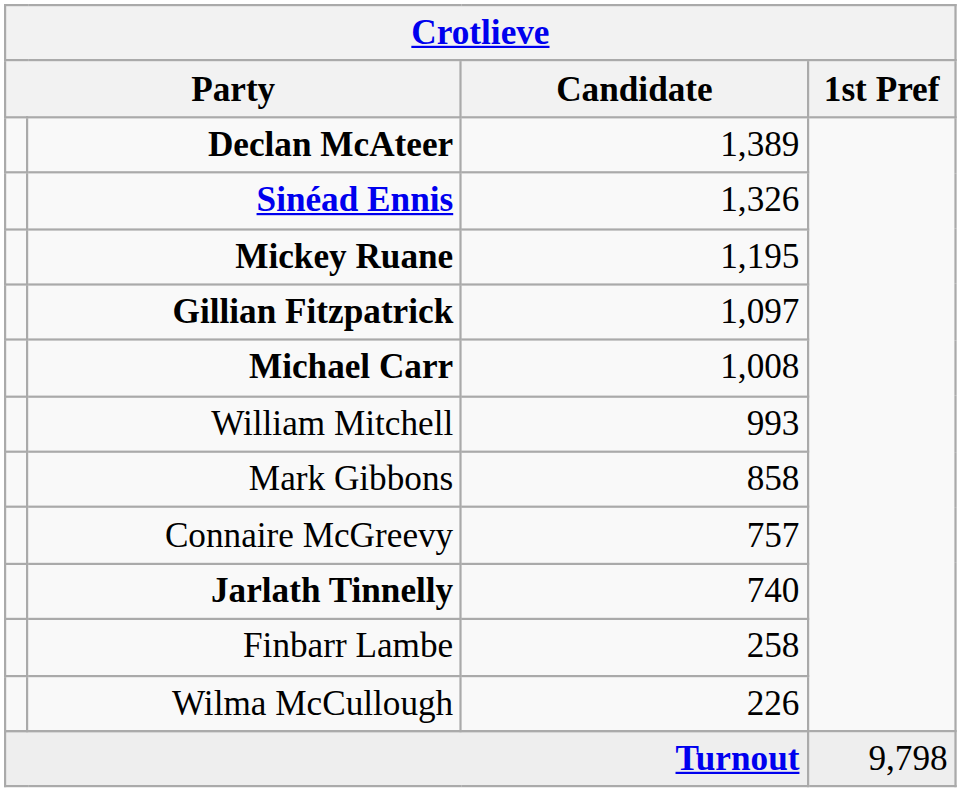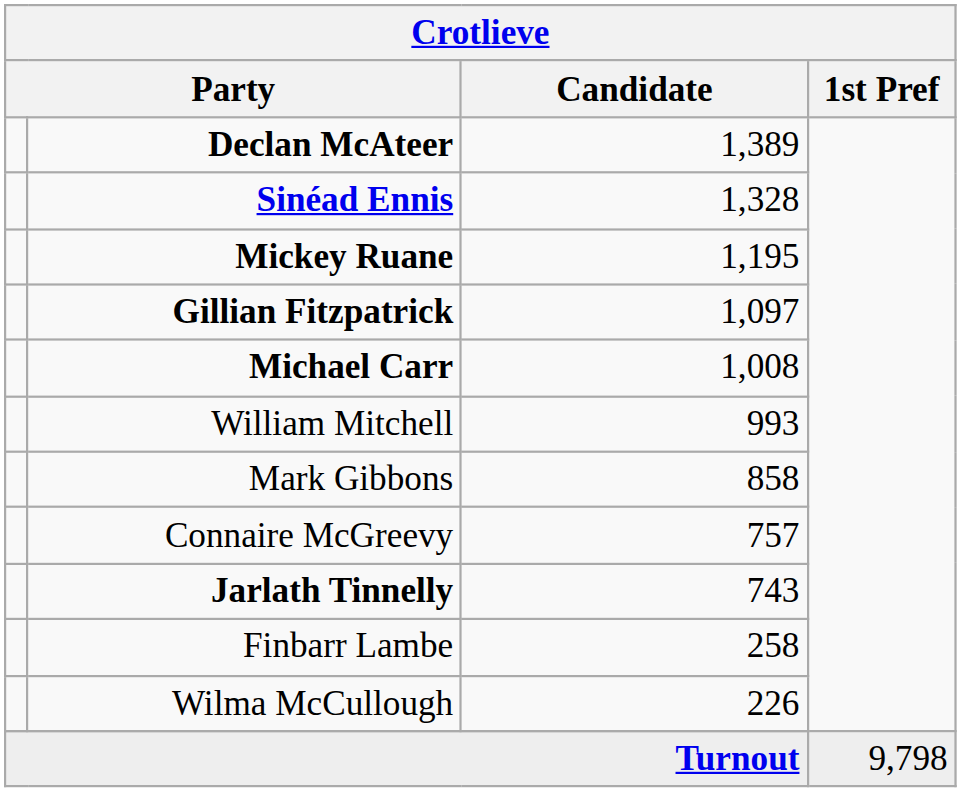(760, 199) 1,326 -> (760, 199) 1,328
(773, 590) 740 -> (773, 590) 743
